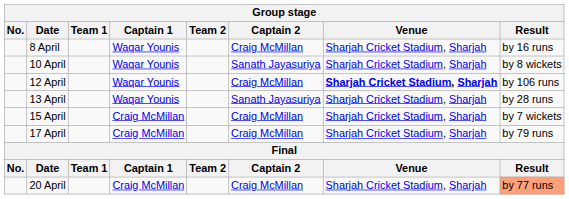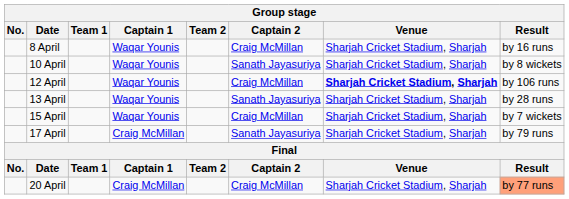(148, 116) Craig McMillan -> (146, 116) Waqar Younis
(267, 133) Craig McMillan -> (276, 133) Sanath Jayasuriya
